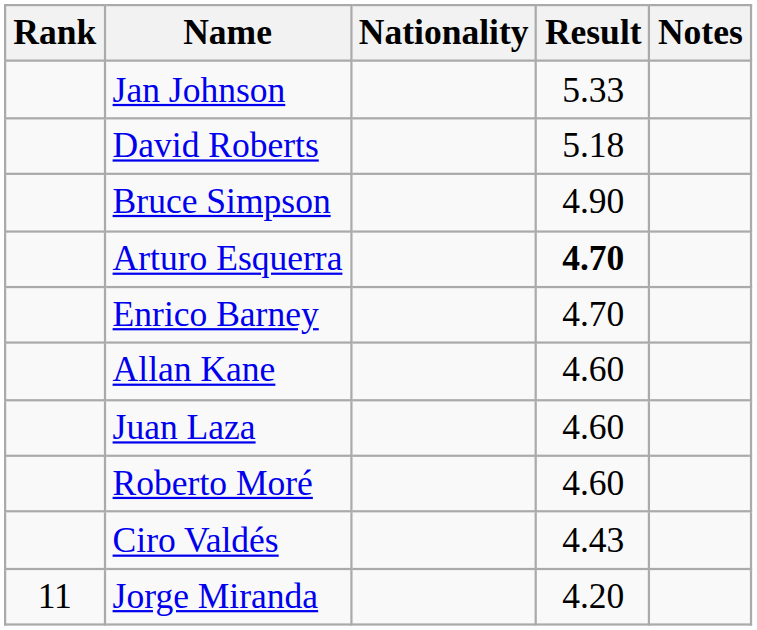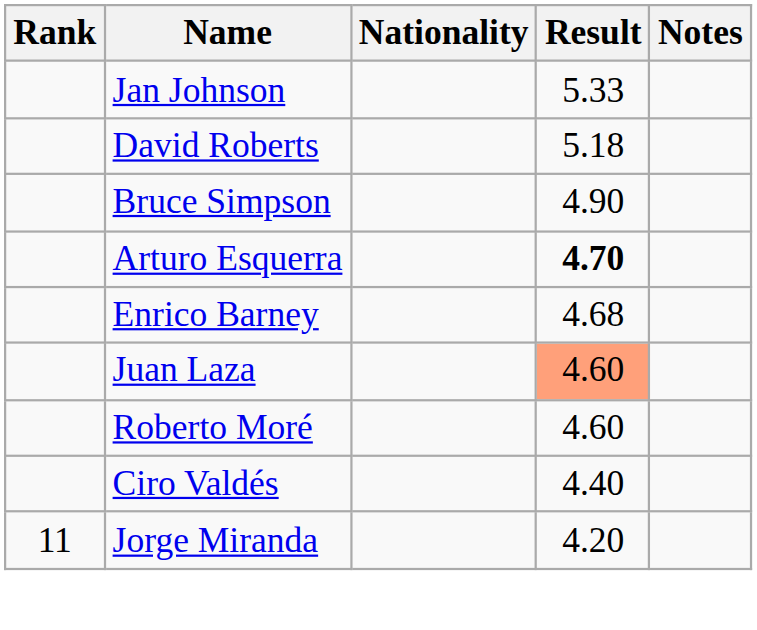(593, 314) 4.70 -> (593, 314) 4.68
- row: (194, 370)
(593, 426) no background -> (593, 370) lightsalmon background
(593, 539) 4.43 -> (593, 483) 4.40
